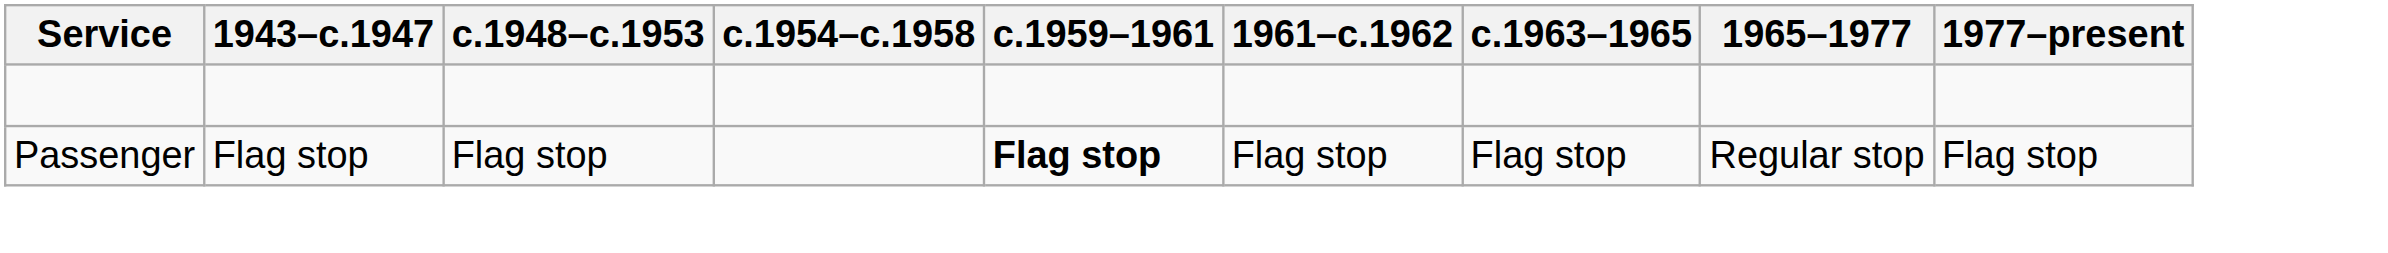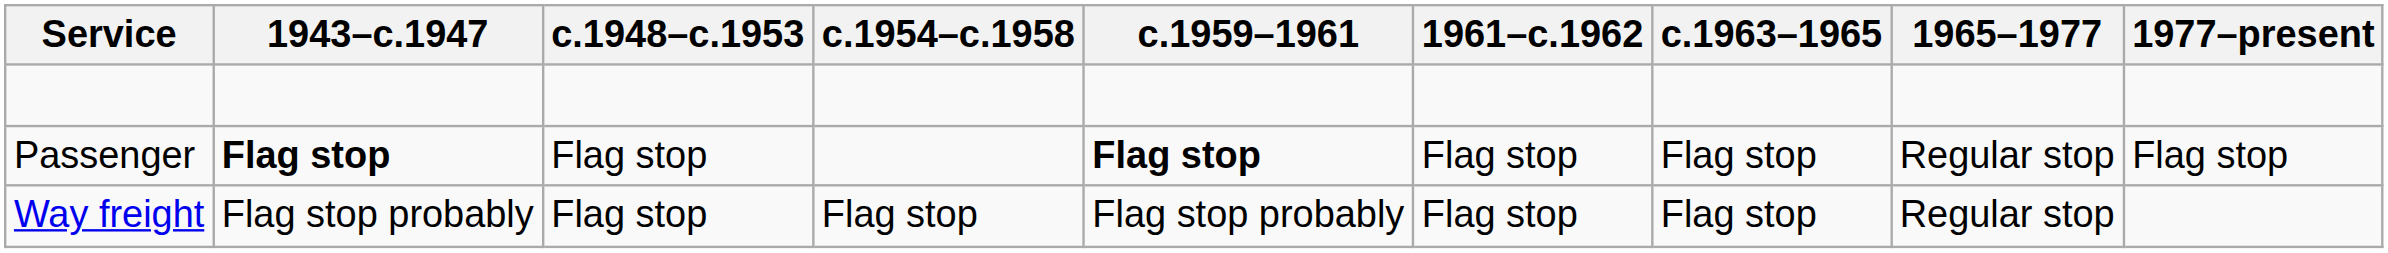(291, 154) normal -> (306, 154) bold
+ row: (109, 214)
